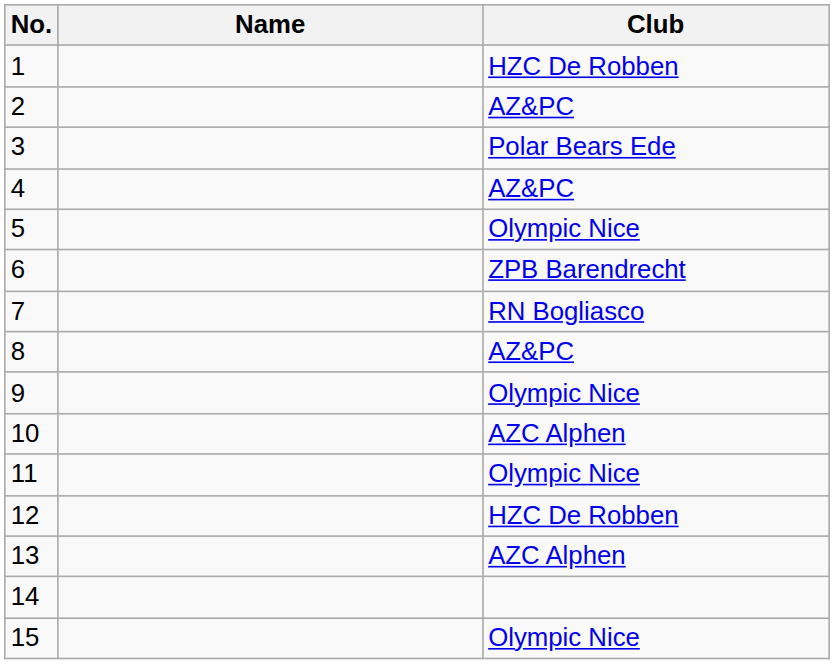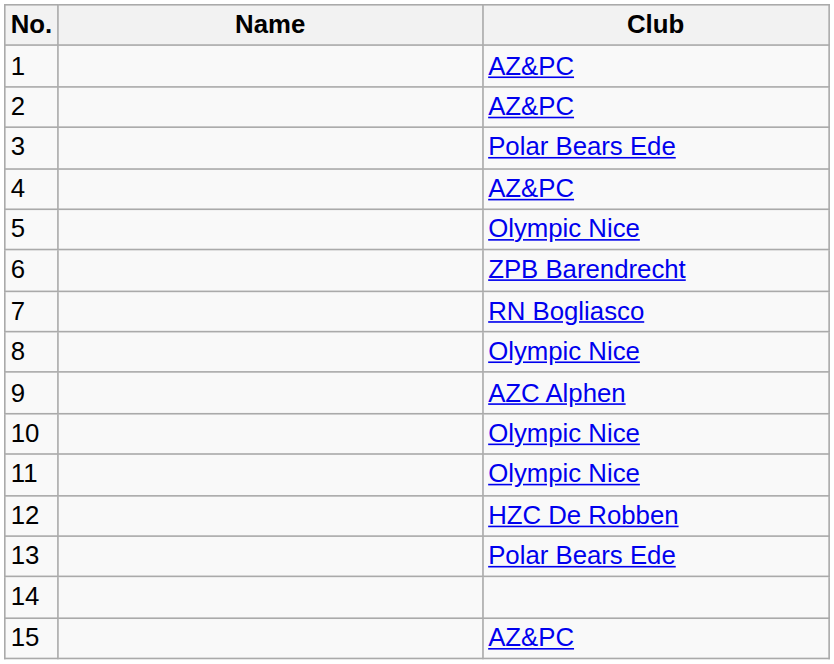(583, 65) HZC De Robben -> (531, 65) AZ&PC
(531, 351) AZ&PC -> (564, 351) Olympic Nice
(564, 392) Olympic Nice -> (557, 392) AZC Alphen
(557, 433) AZC Alphen -> (564, 433) Olympic Nice
(557, 556) AZC Alphen -> (582, 556) Polar Bears Ede
(564, 637) Olympic Nice -> (531, 637) AZ&PC
